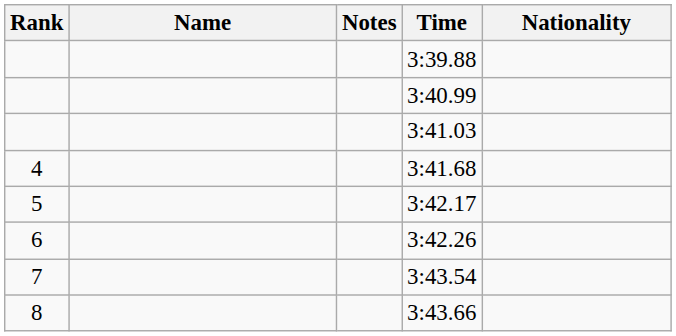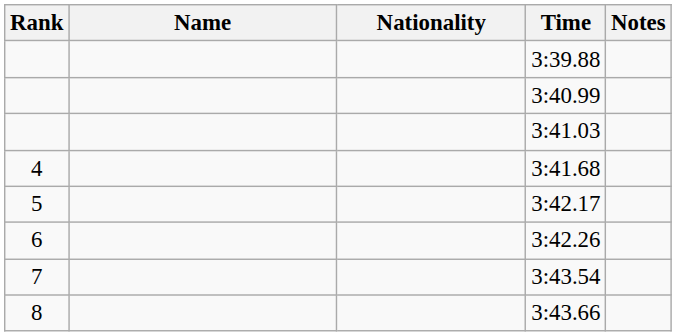columns swapped: (576, 22) <-> (369, 22)
